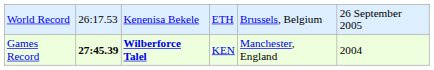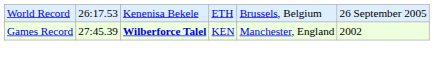(98, 50) bold -> (98, 31) normal
(351, 50) 2004 -> (351, 31) 2002
